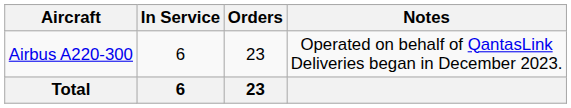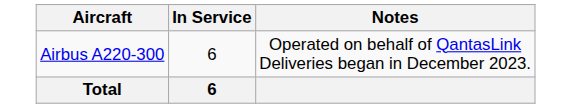- column: (255, 17)
